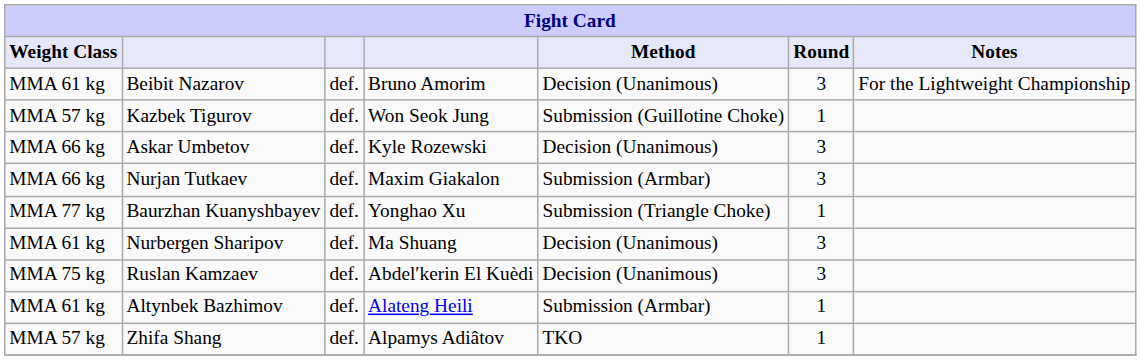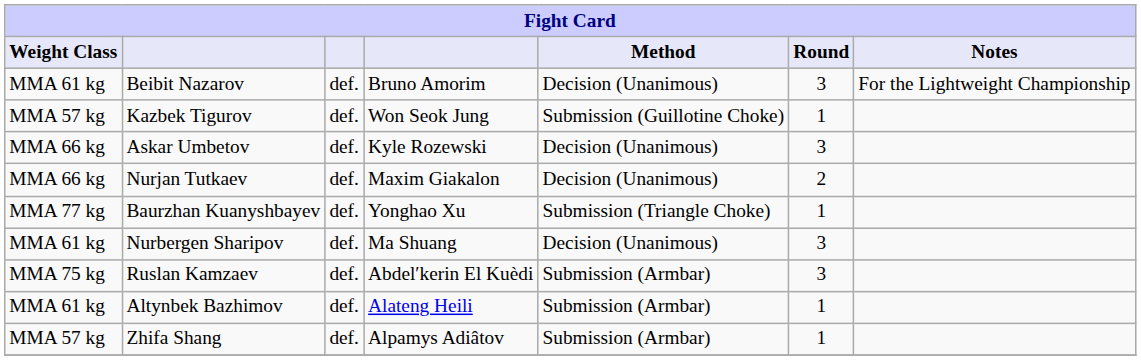(627, 179) Submission (Armbar) -> (630, 179) Decision (Unanimous)
(821, 179) 3 -> (821, 179) 2
(630, 275) Decision (Unanimous) -> (627, 275) Submission (Armbar)
(562, 338) TKO -> (627, 338) Submission (Armbar)
